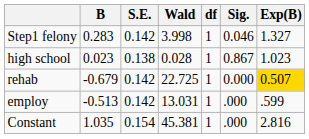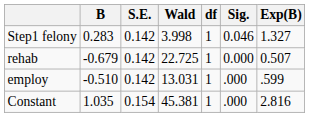- row: (39, 58)
(275, 79) gold background -> (275, 58) no background
(101, 101) -0.513 -> (101, 79) -0.510
